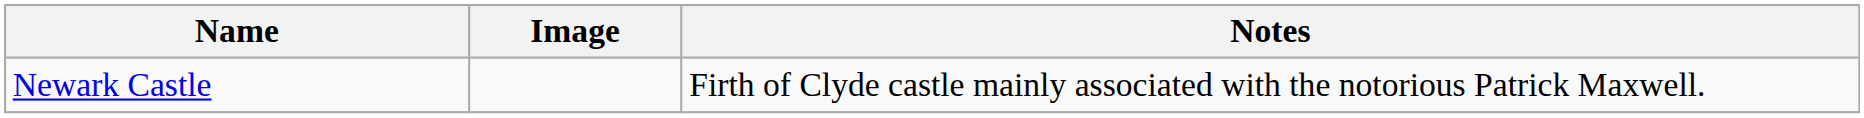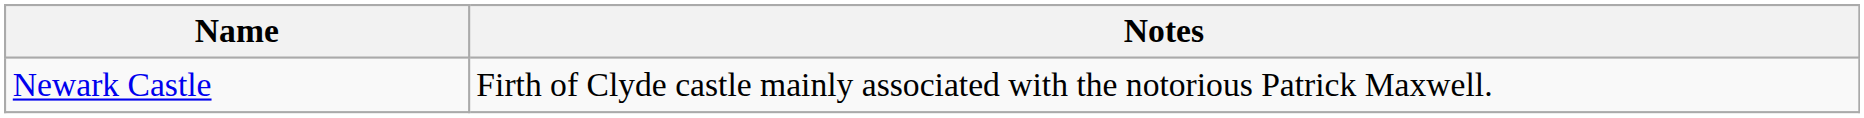- column: (575, 31)
